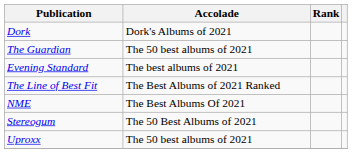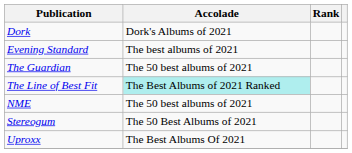rows swapped: (48, 67) <-> (39, 49)
(203, 85) no background -> (203, 85) paleturquoise background
(185, 103) The Best Albums Of 2021 -> (189, 103) The 50 best albums of 2021
(189, 139) The 50 best albums of 2021 -> (185, 139) The Best Albums Of 2021
